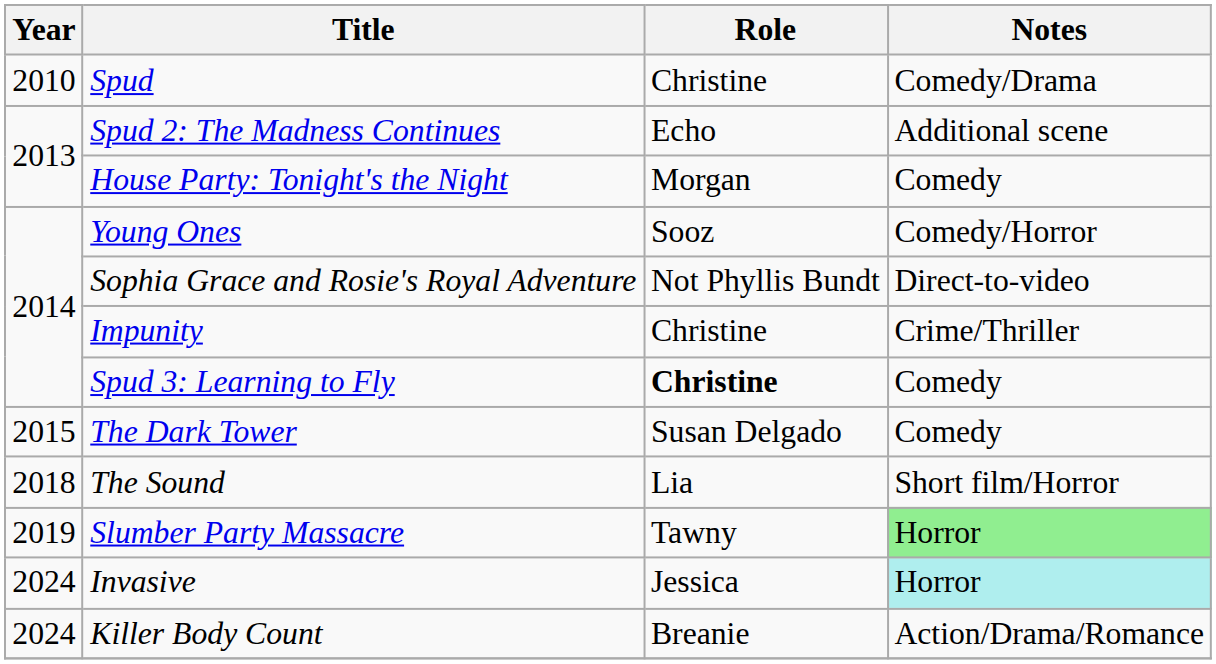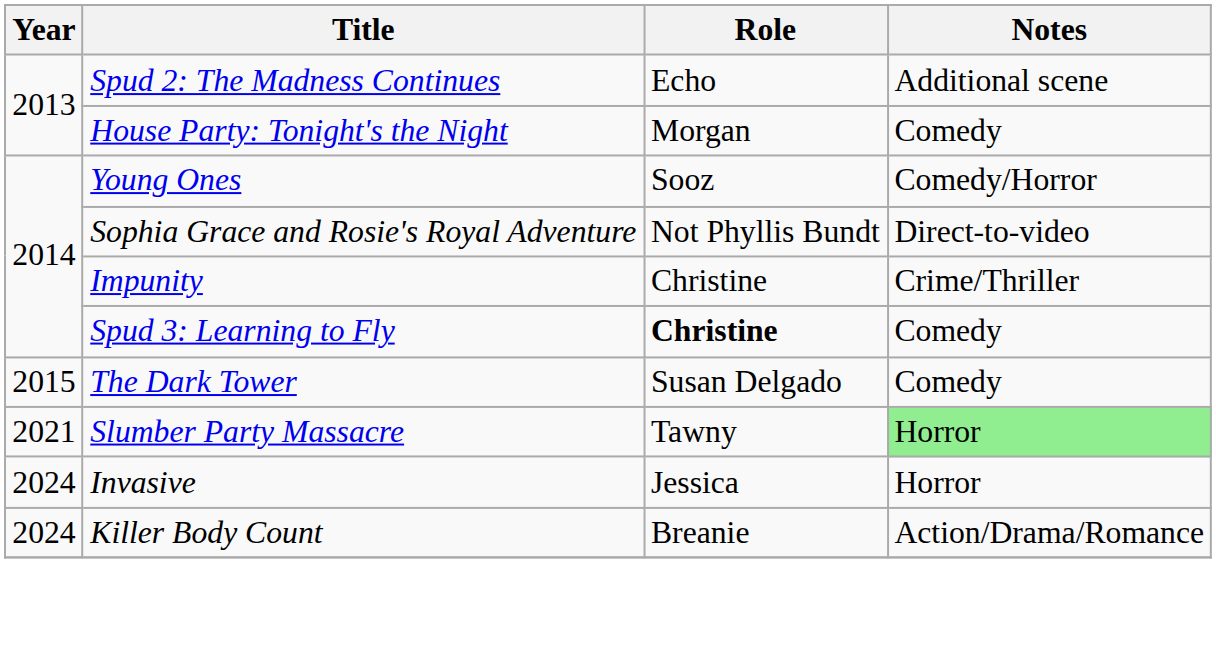- row: (122, 79)
- row: (158, 481)
(44, 532) 2019 -> (44, 431) 2021
(938, 582) paleturquoise background -> (938, 481) no background
